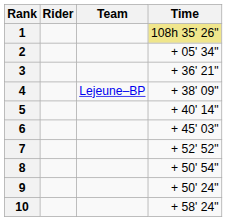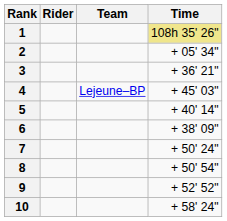(195, 91) + 38' 09" -> (195, 91) + 45' 03"
(195, 129) + 45' 03" -> (195, 129) + 38' 09"
(195, 149) + 52' 52" -> (195, 149) + 50' 24"
(195, 187) + 50' 24" -> (195, 187) + 52' 52"
